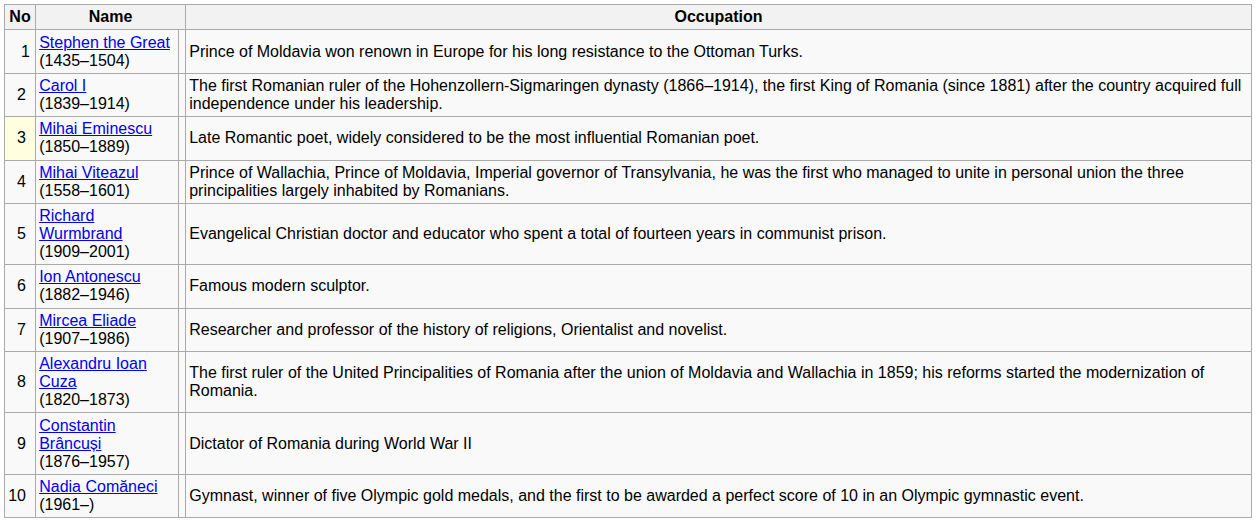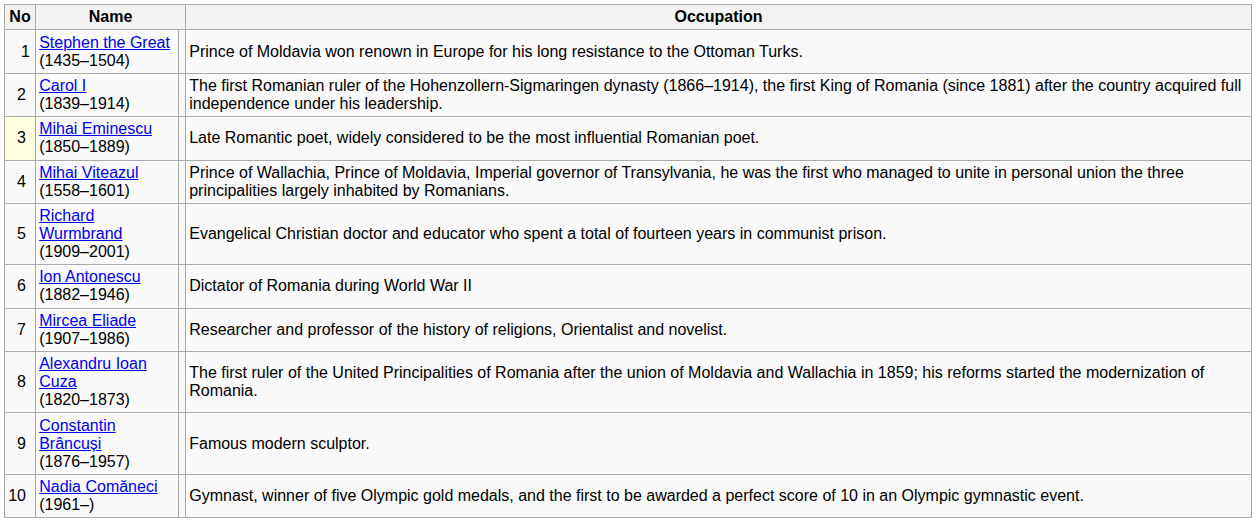(279, 286) Famous modern sculptor. -> (331, 286) Dictator of Romania during World War II
(331, 443) Dictator of Romania during World War II -> (279, 443) Famous modern sculptor.
